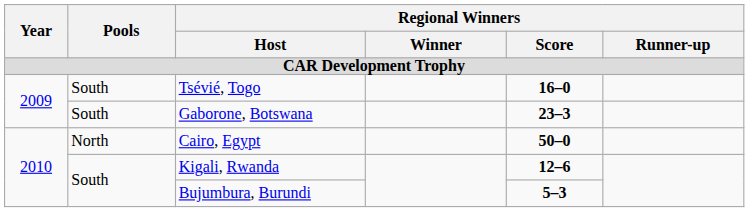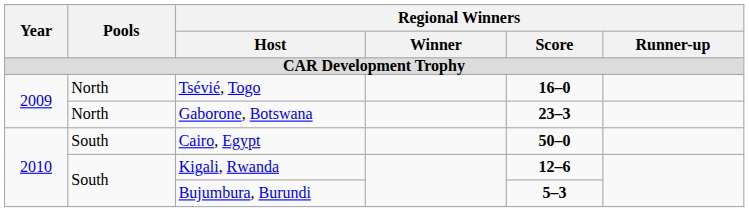(90, 88) South -> (90, 88) North
(90, 114) South -> (90, 114) North
(90, 141) North -> (90, 141) South
